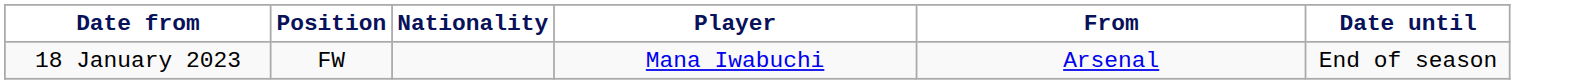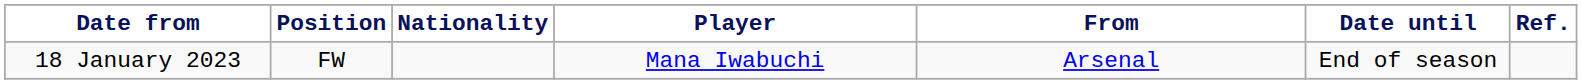+ column: (1543, 24)
